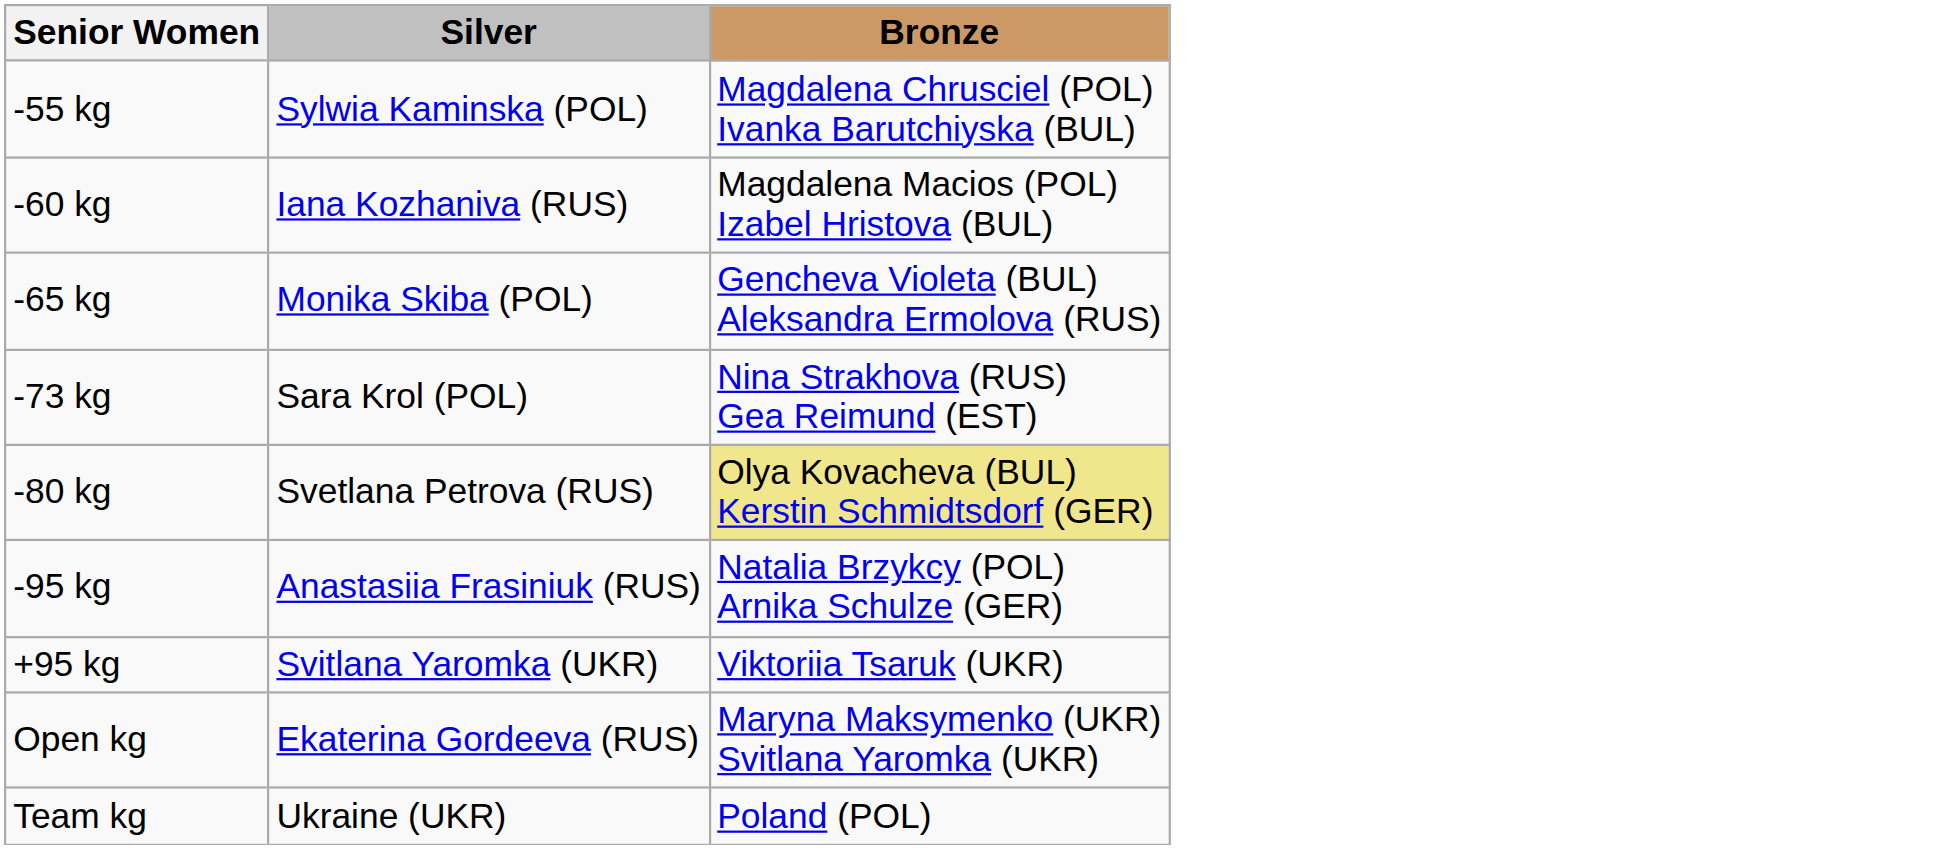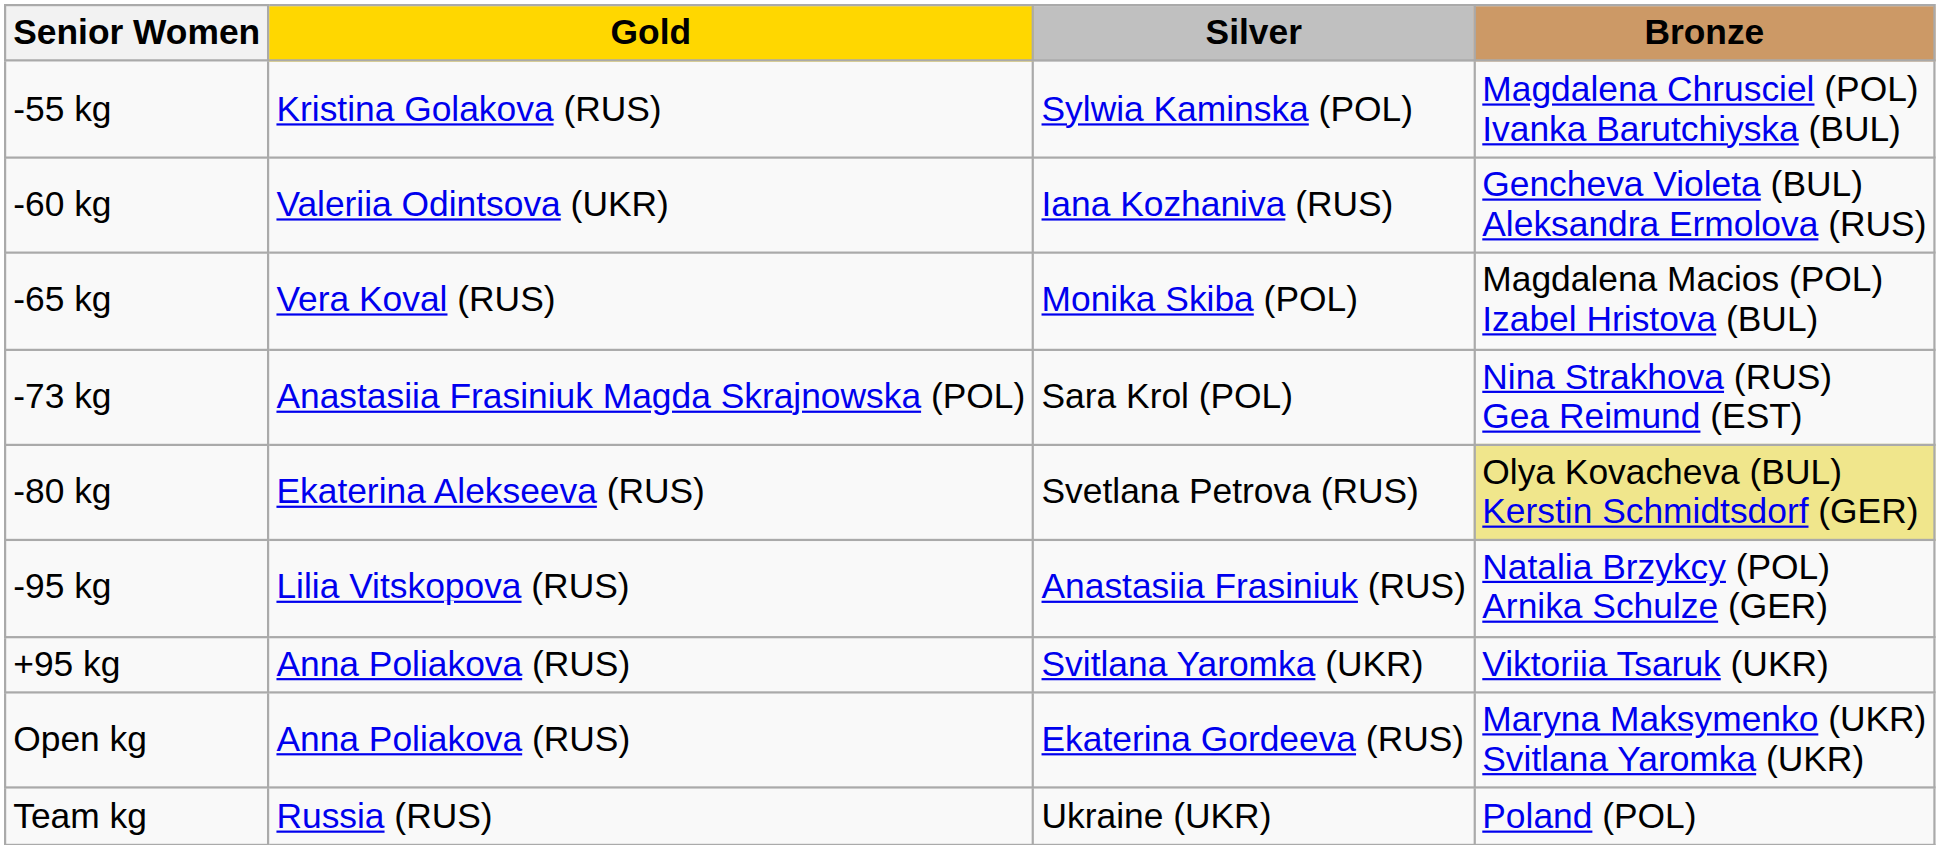+ column: (651, 32)
(918, 204) Magdalena Macios (POL) Izabel Hristova (BUL) -> (1704, 204) Gencheva Violeta (BUL) Aleksandra Ermolova (RUS)
(939, 300) Gencheva Violeta (BUL) Aleksandra Ermolova (RUS) -> (1683, 300) Magdalena Macios (POL) Izabel Hristova (BUL)
